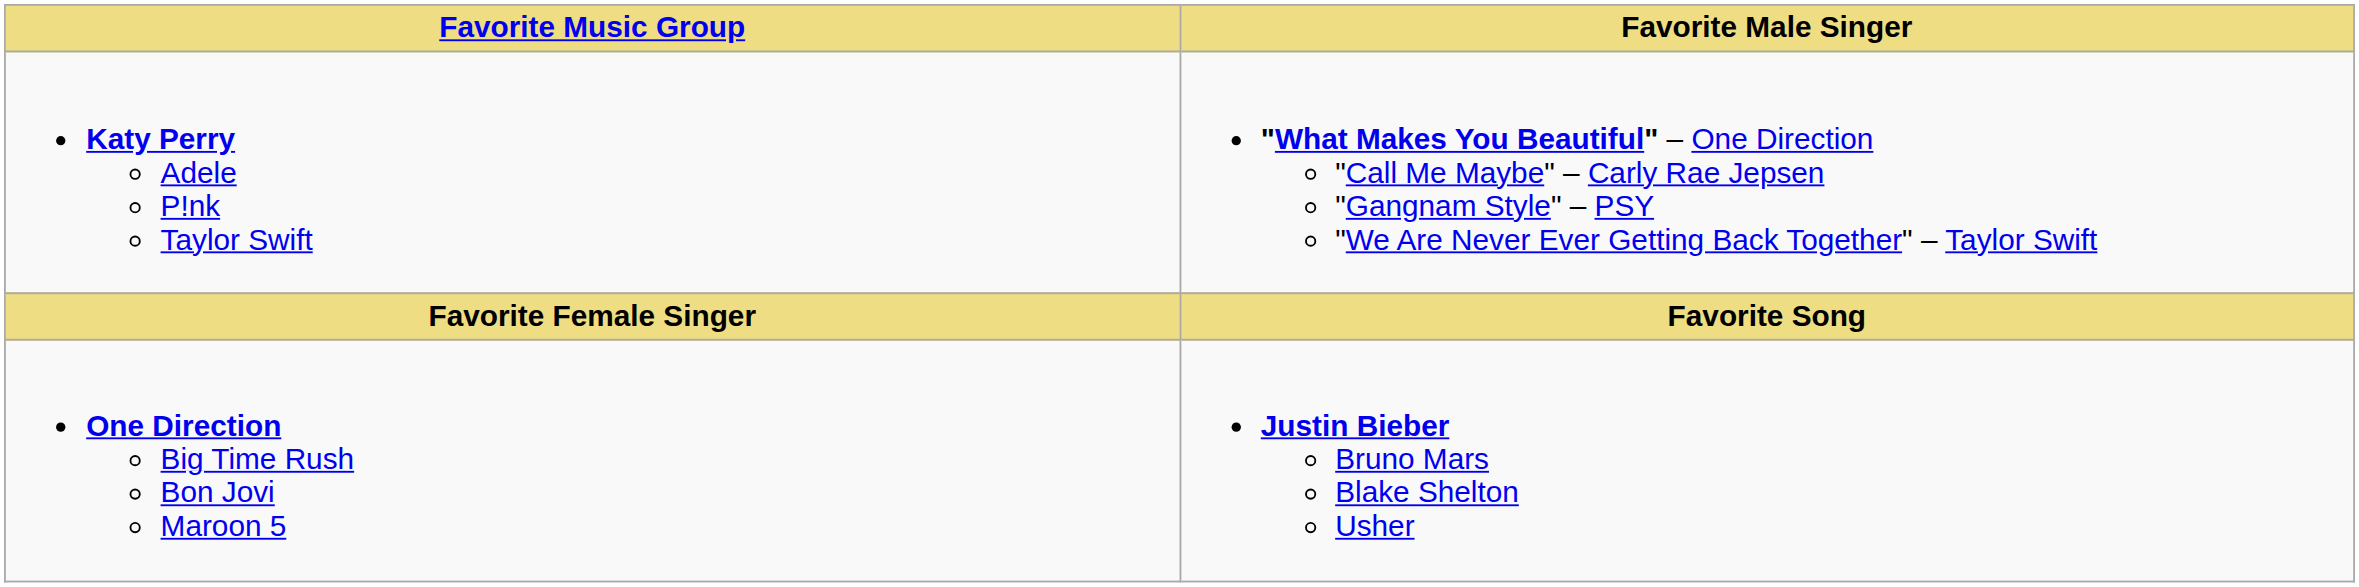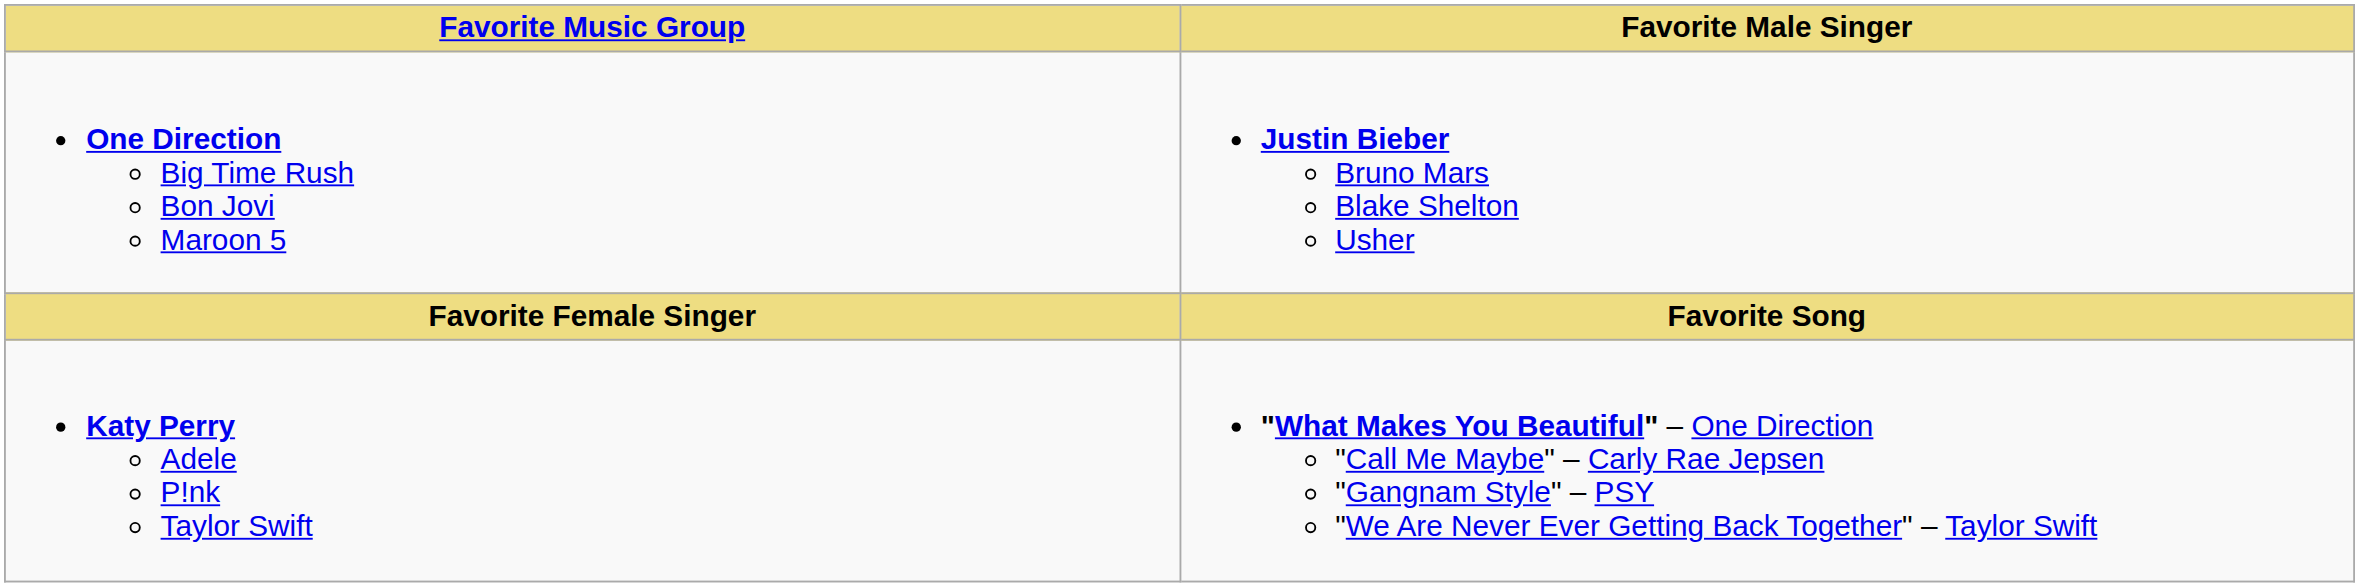rows swapped: (592, 477) <-> (592, 189)
